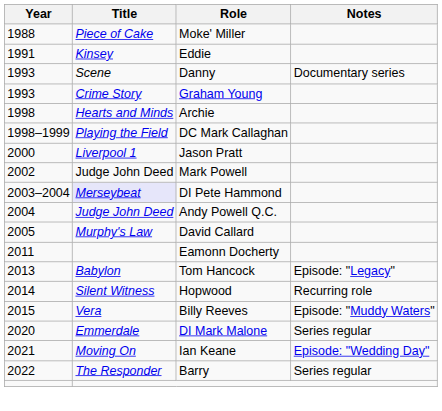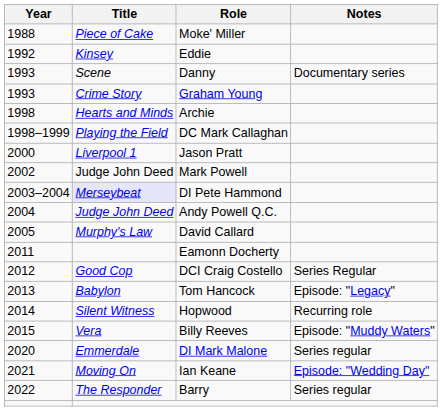(21, 53) 1991 -> (21, 53) 1992
+ row: (231, 271)
